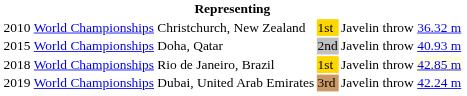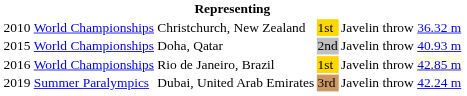(17, 64) 2018 -> (17, 64) 2016
(94, 83) World Championships -> (91, 83) Summer Paralympics
